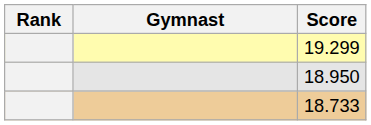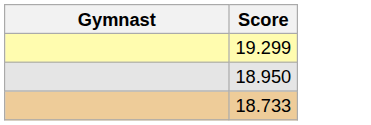- column: (39, 19)
